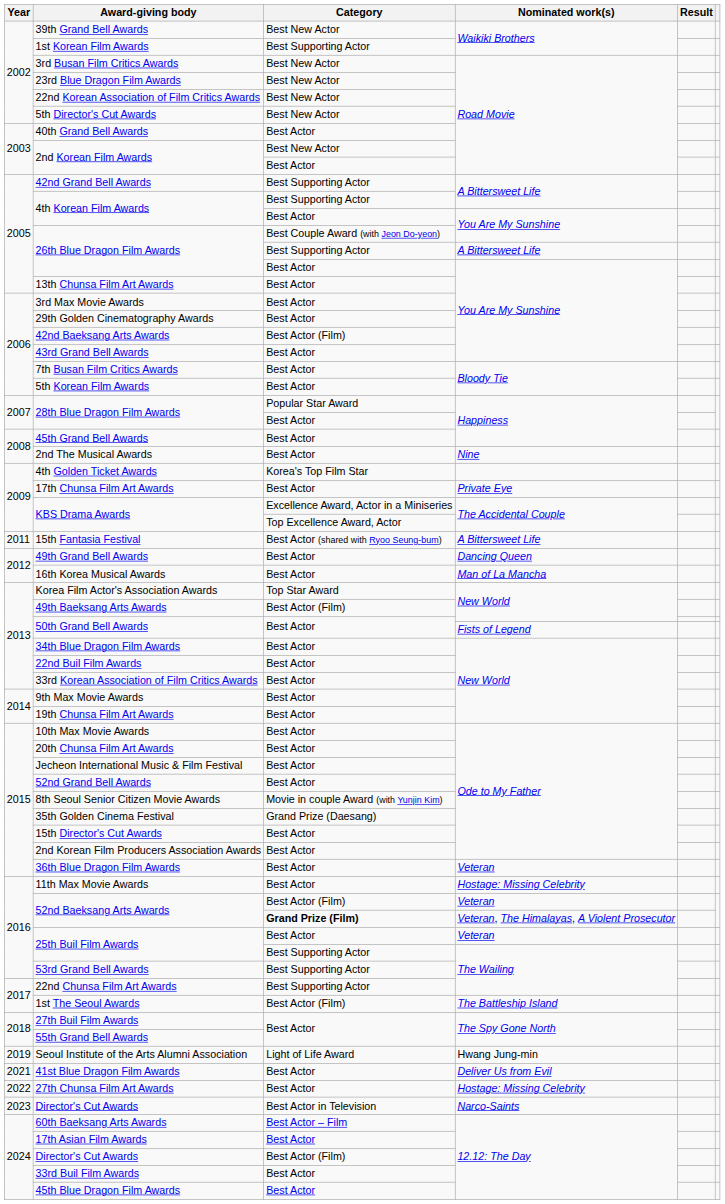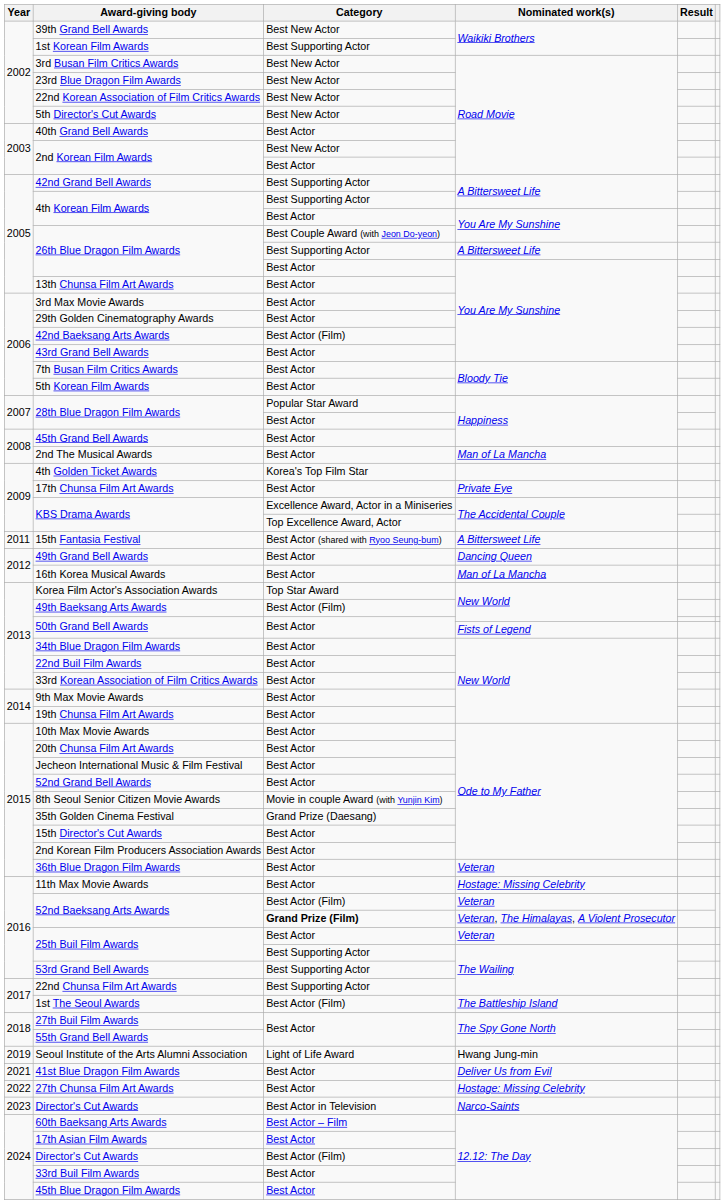(468, 455) Nine -> (502, 455) Man of La Mancha
